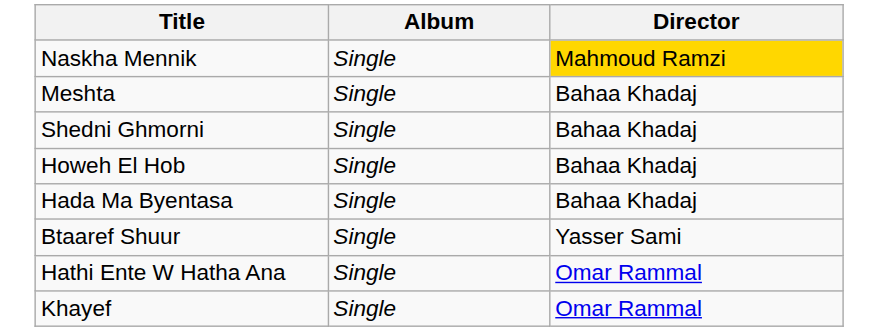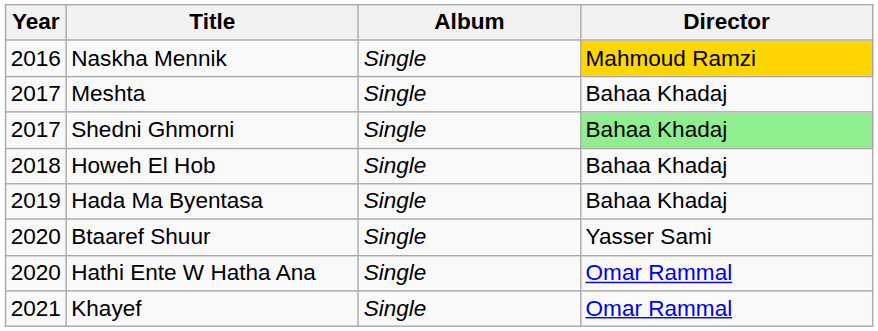+ column: (36, 22)
(626, 129) no background -> (656, 129) lightgreen background
